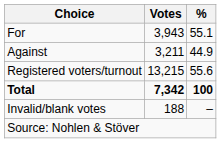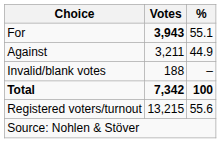(169, 33) normal -> (169, 33) bold
rows swapped: (57, 109) <-> (75, 71)
